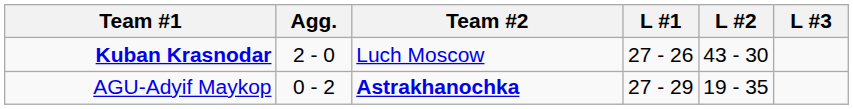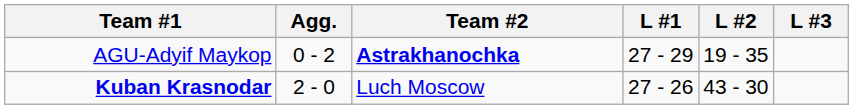rows swapped: (182, 87) <-> (184, 54)
